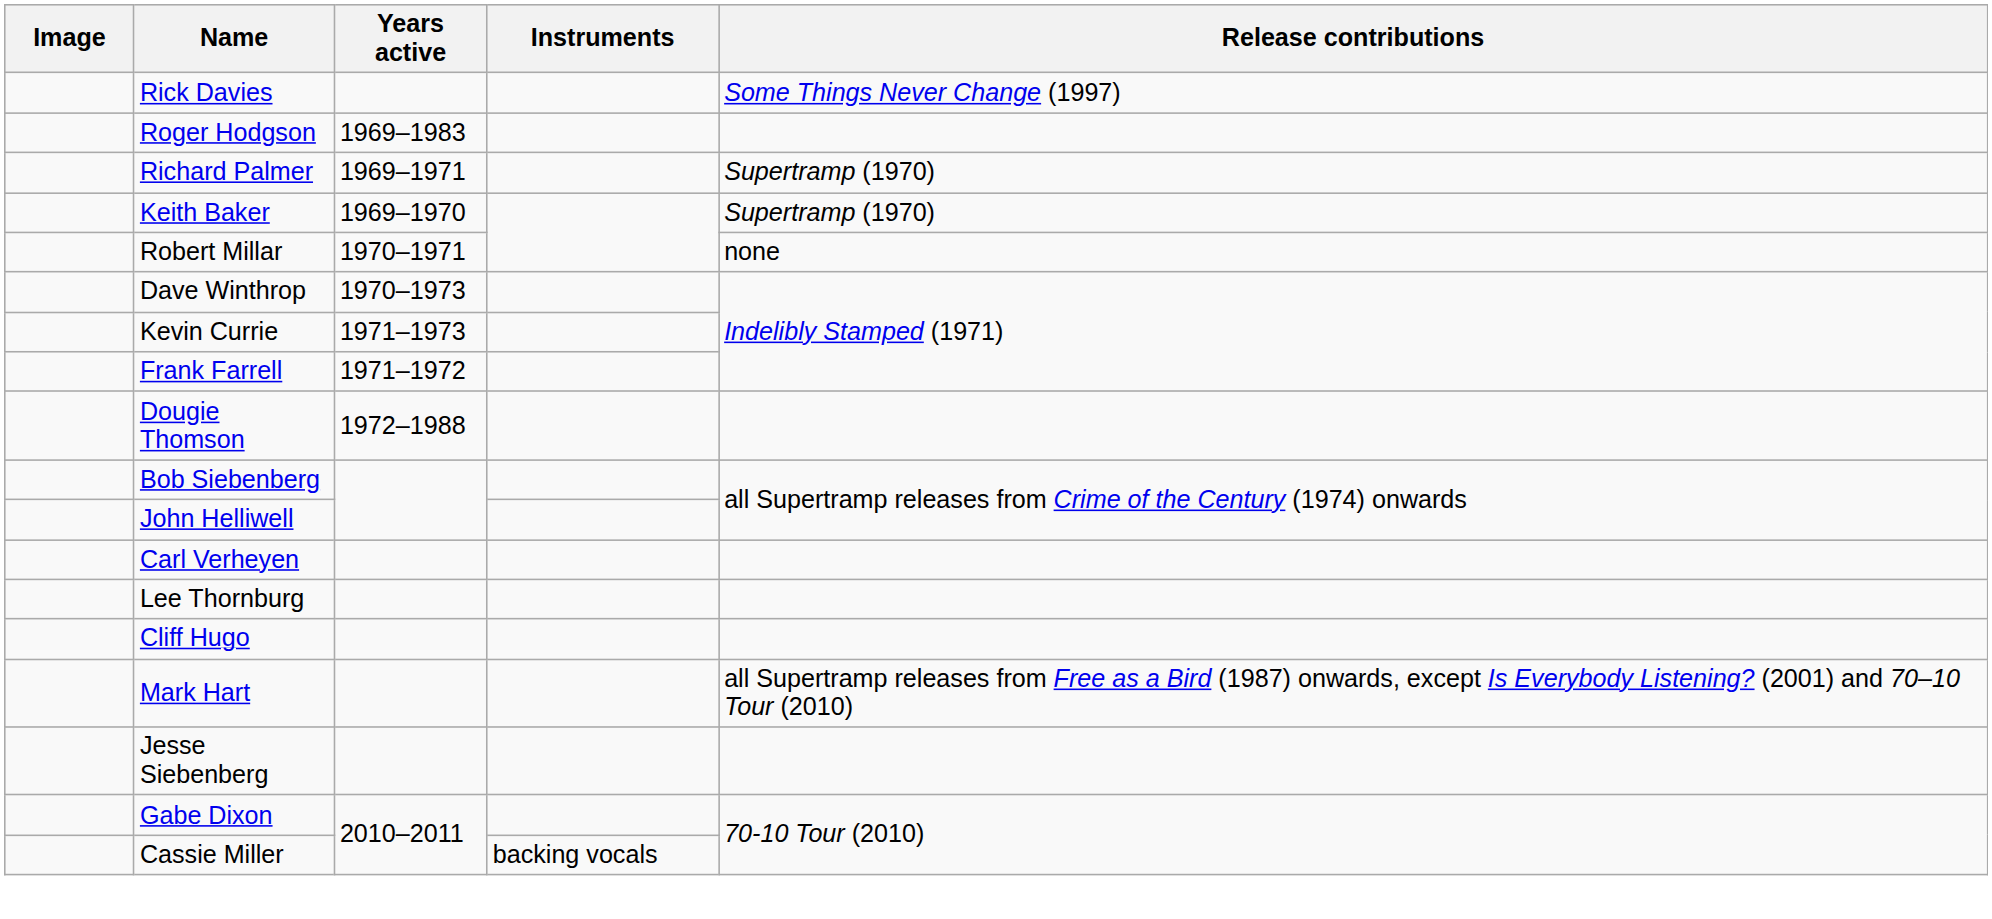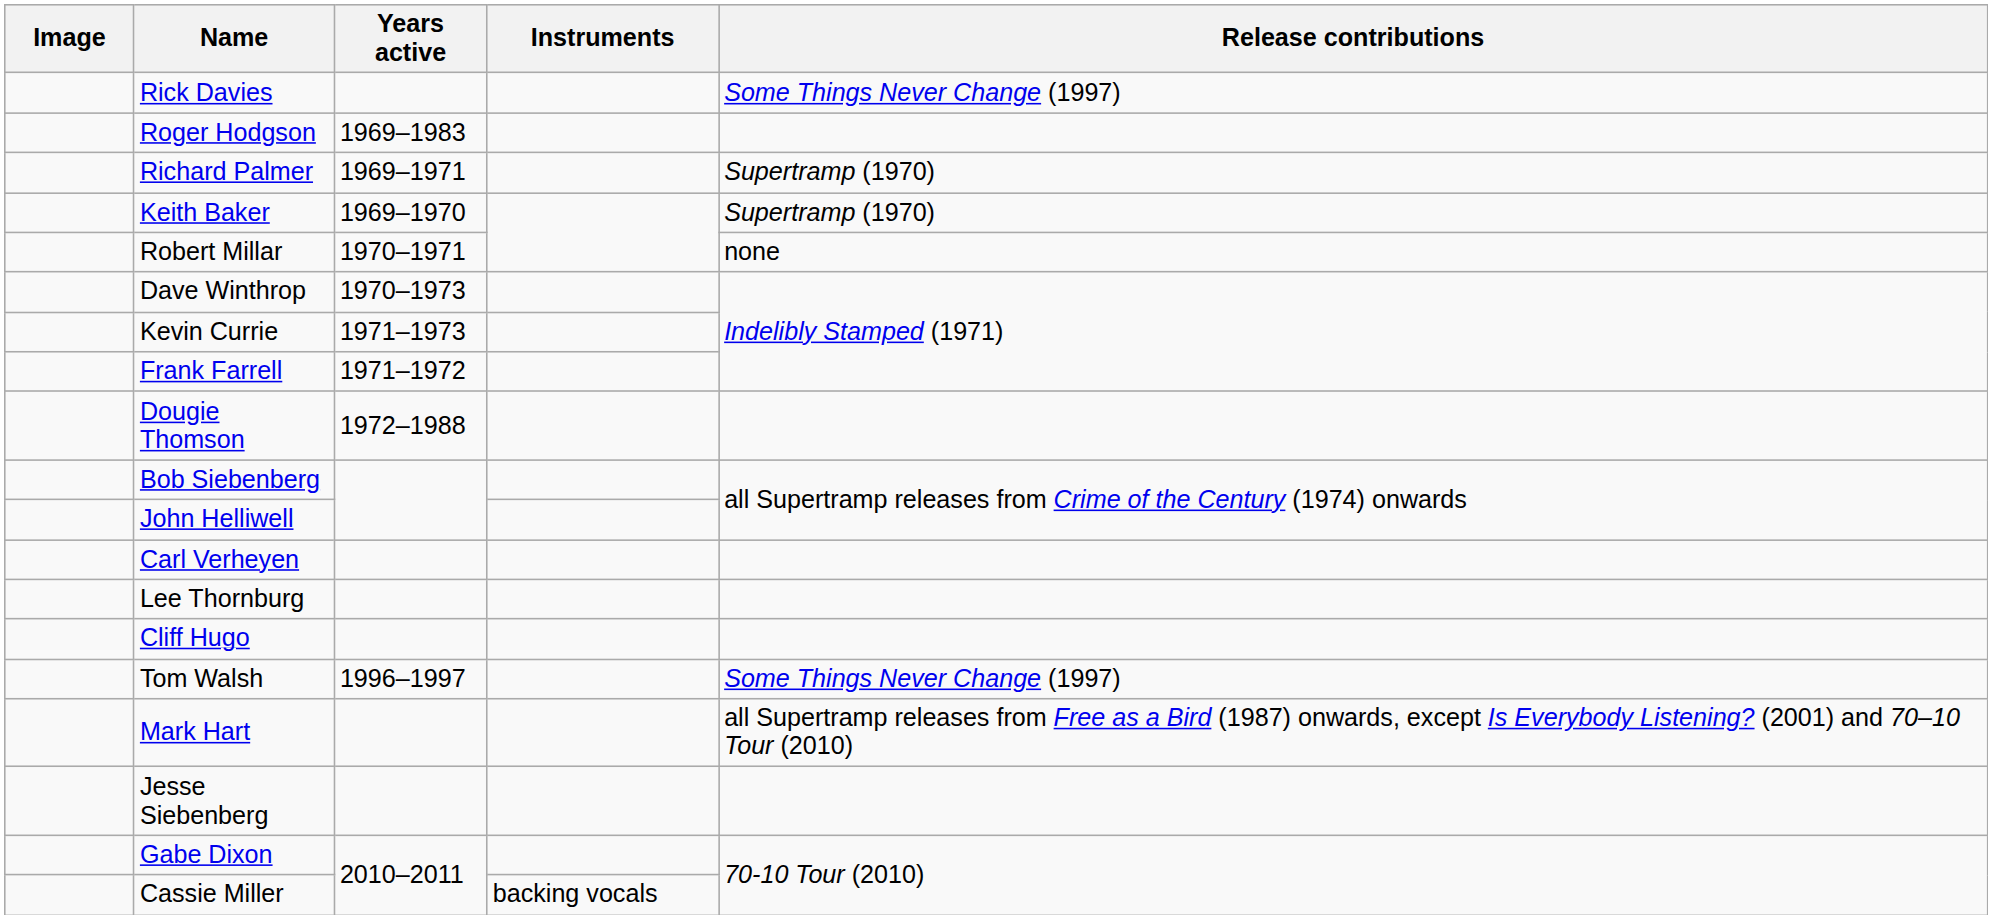+ row: (202, 678)
